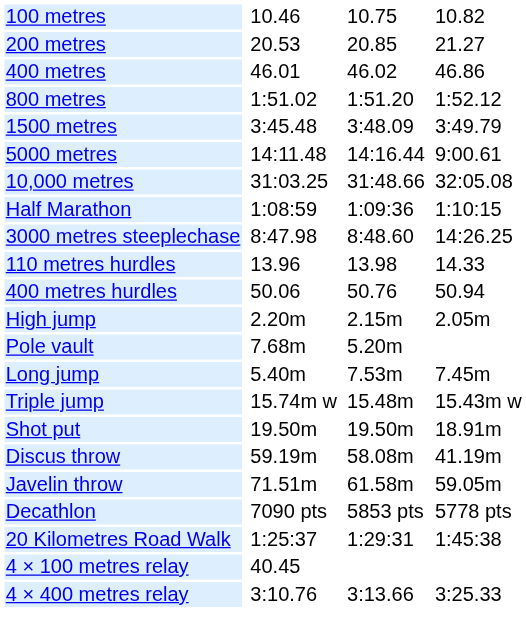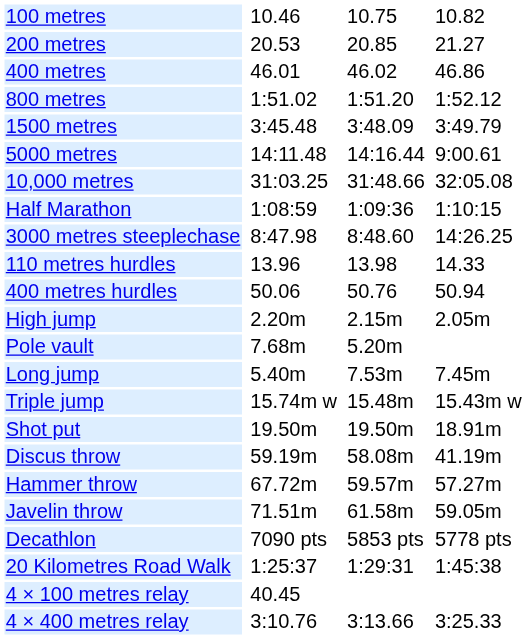+ row: (71, 484)
